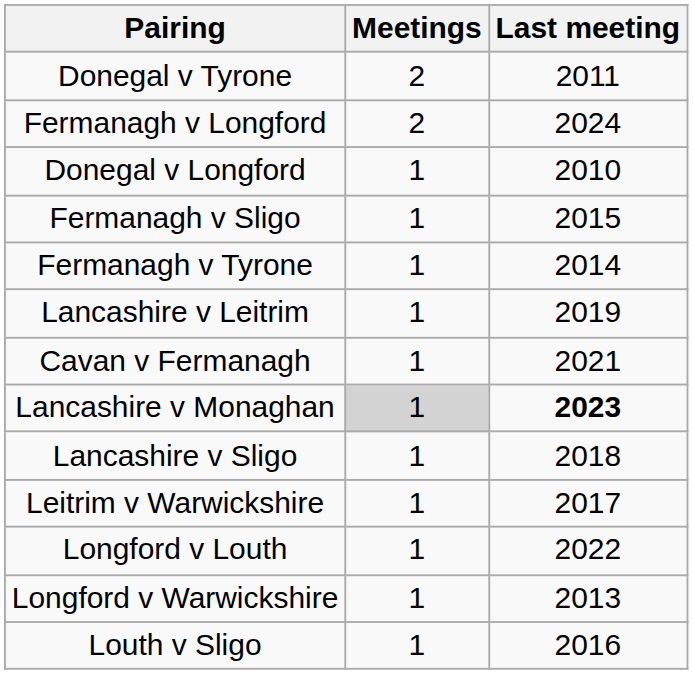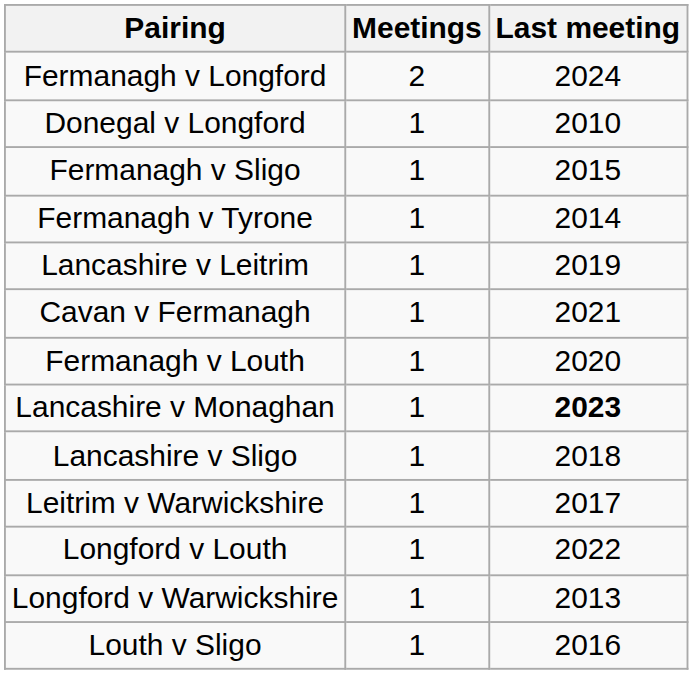- row: (175, 75)
+ row: (175, 360)
(417, 407) lightgrey background -> (417, 407) no background
